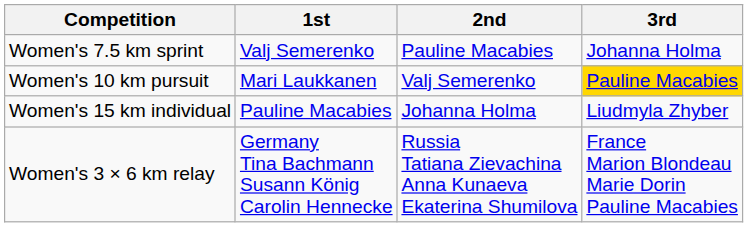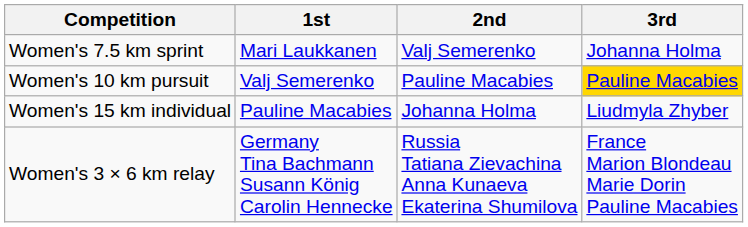(307, 50) Valj Semerenko -> (308, 50) Mari Laukkanen
(477, 50) Pauline Macabies -> (468, 50) Valj Semerenko
(308, 80) Mari Laukkanen -> (307, 80) Valj Semerenko
(468, 80) Valj Semerenko -> (477, 80) Pauline Macabies
